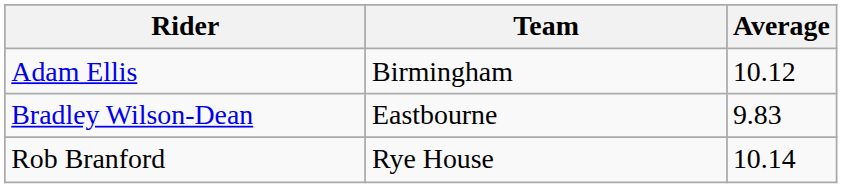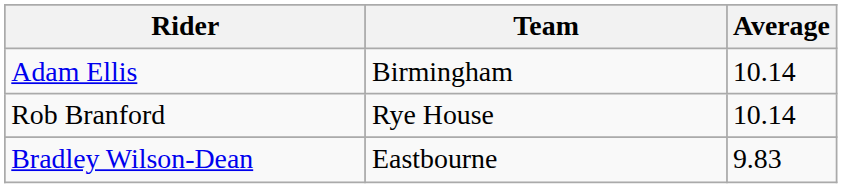(764, 70) 10.12 -> (764, 70) 10.14
rows swapped: (88, 159) <-> (132, 114)
